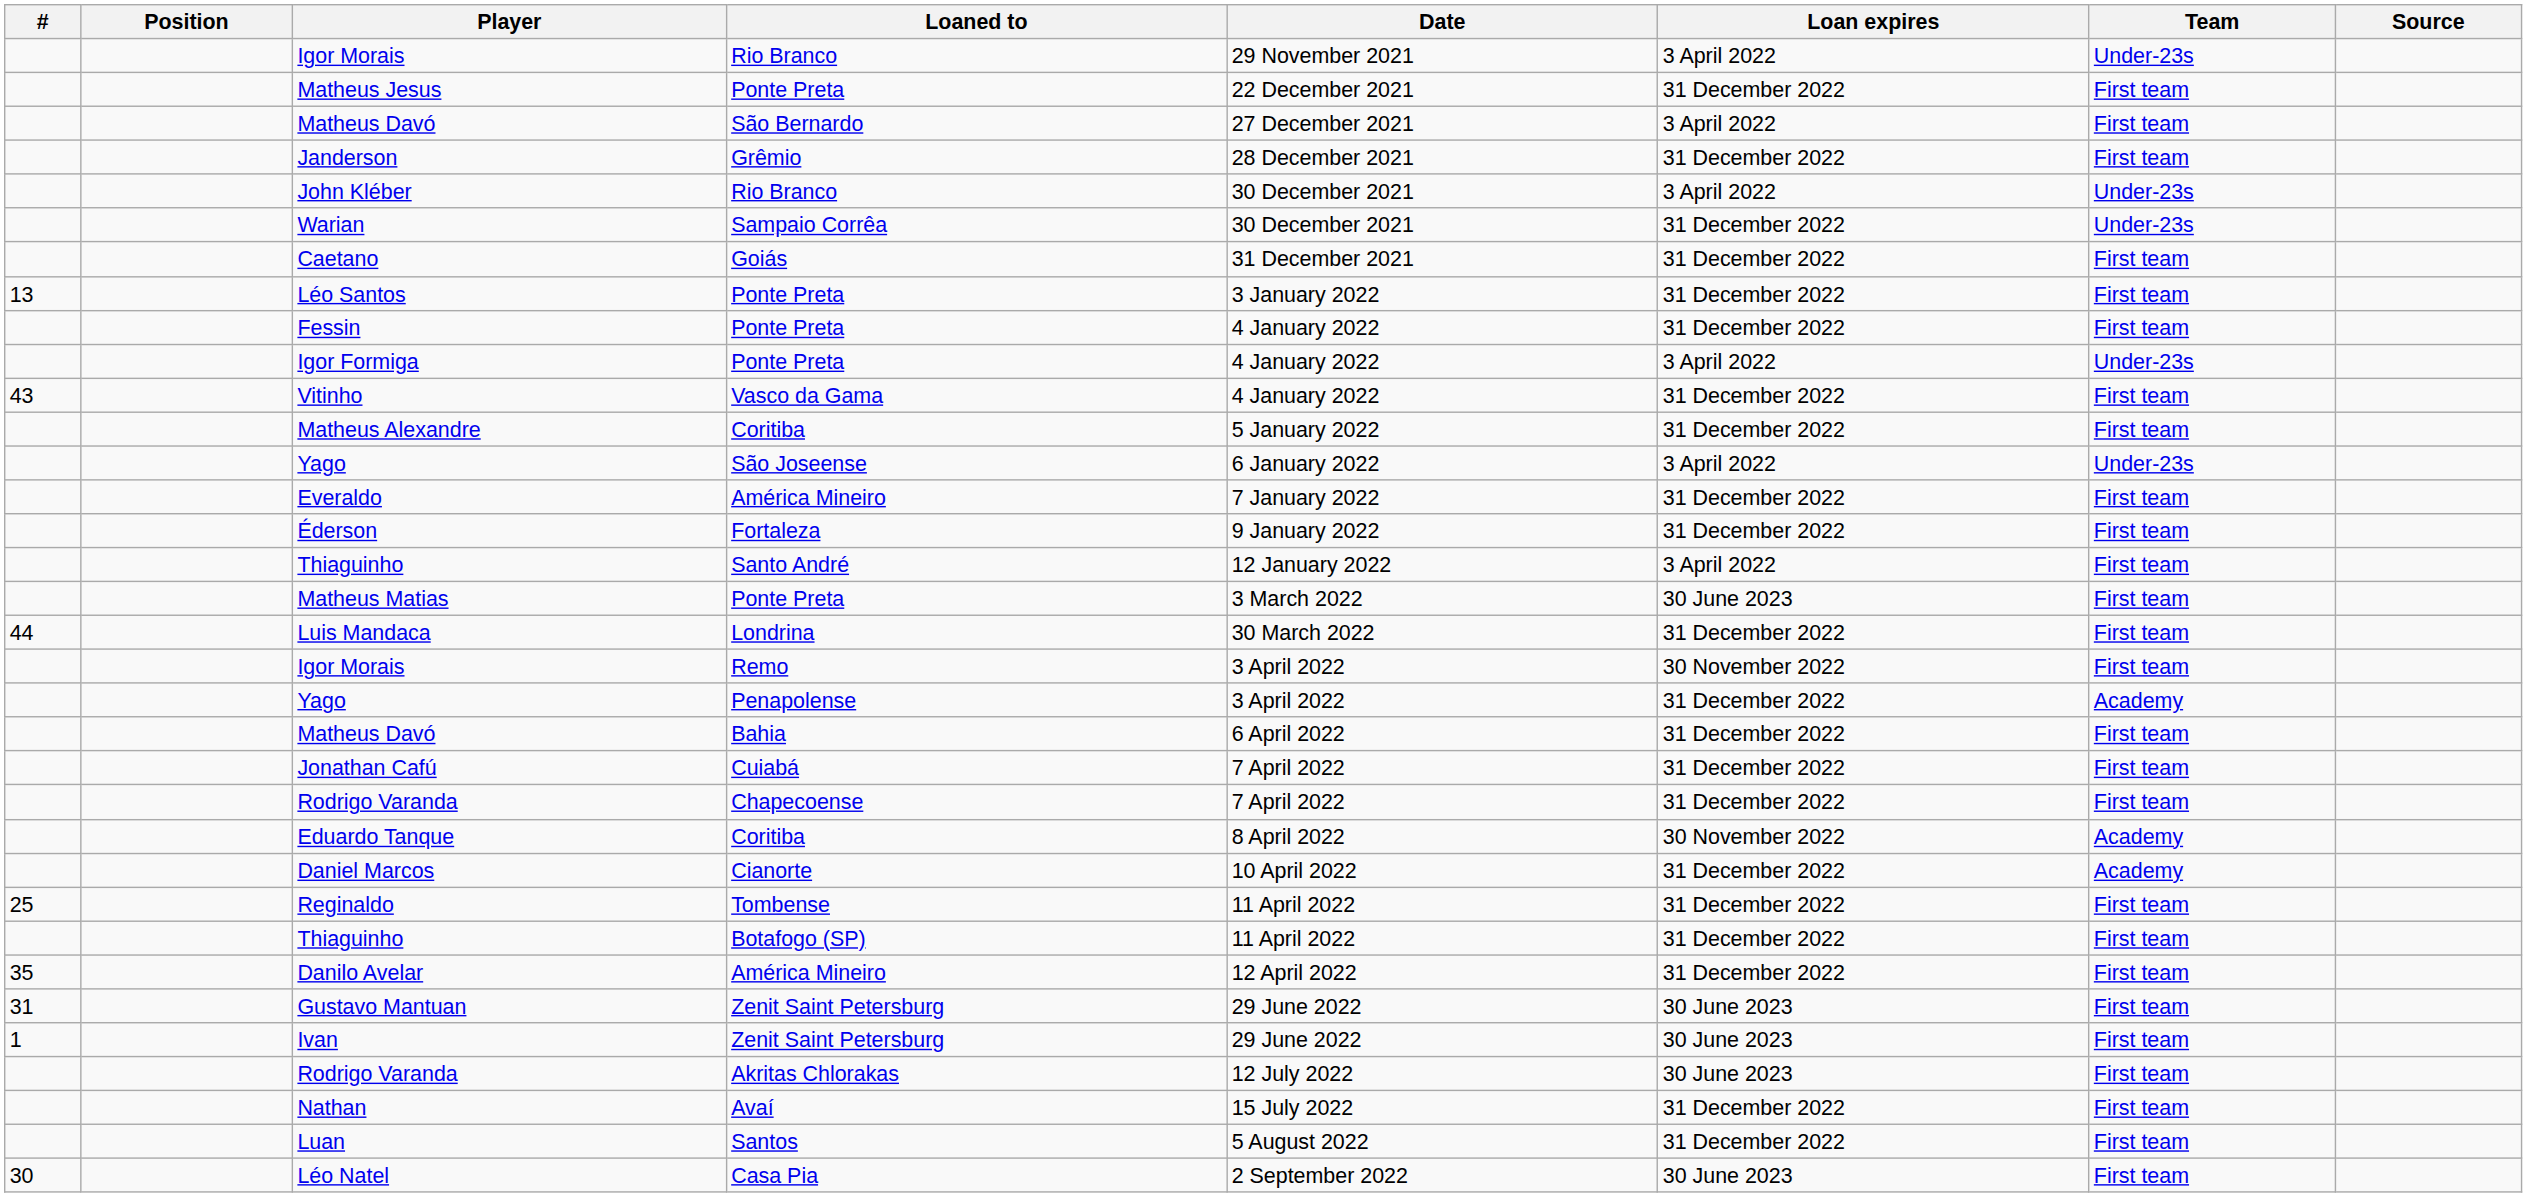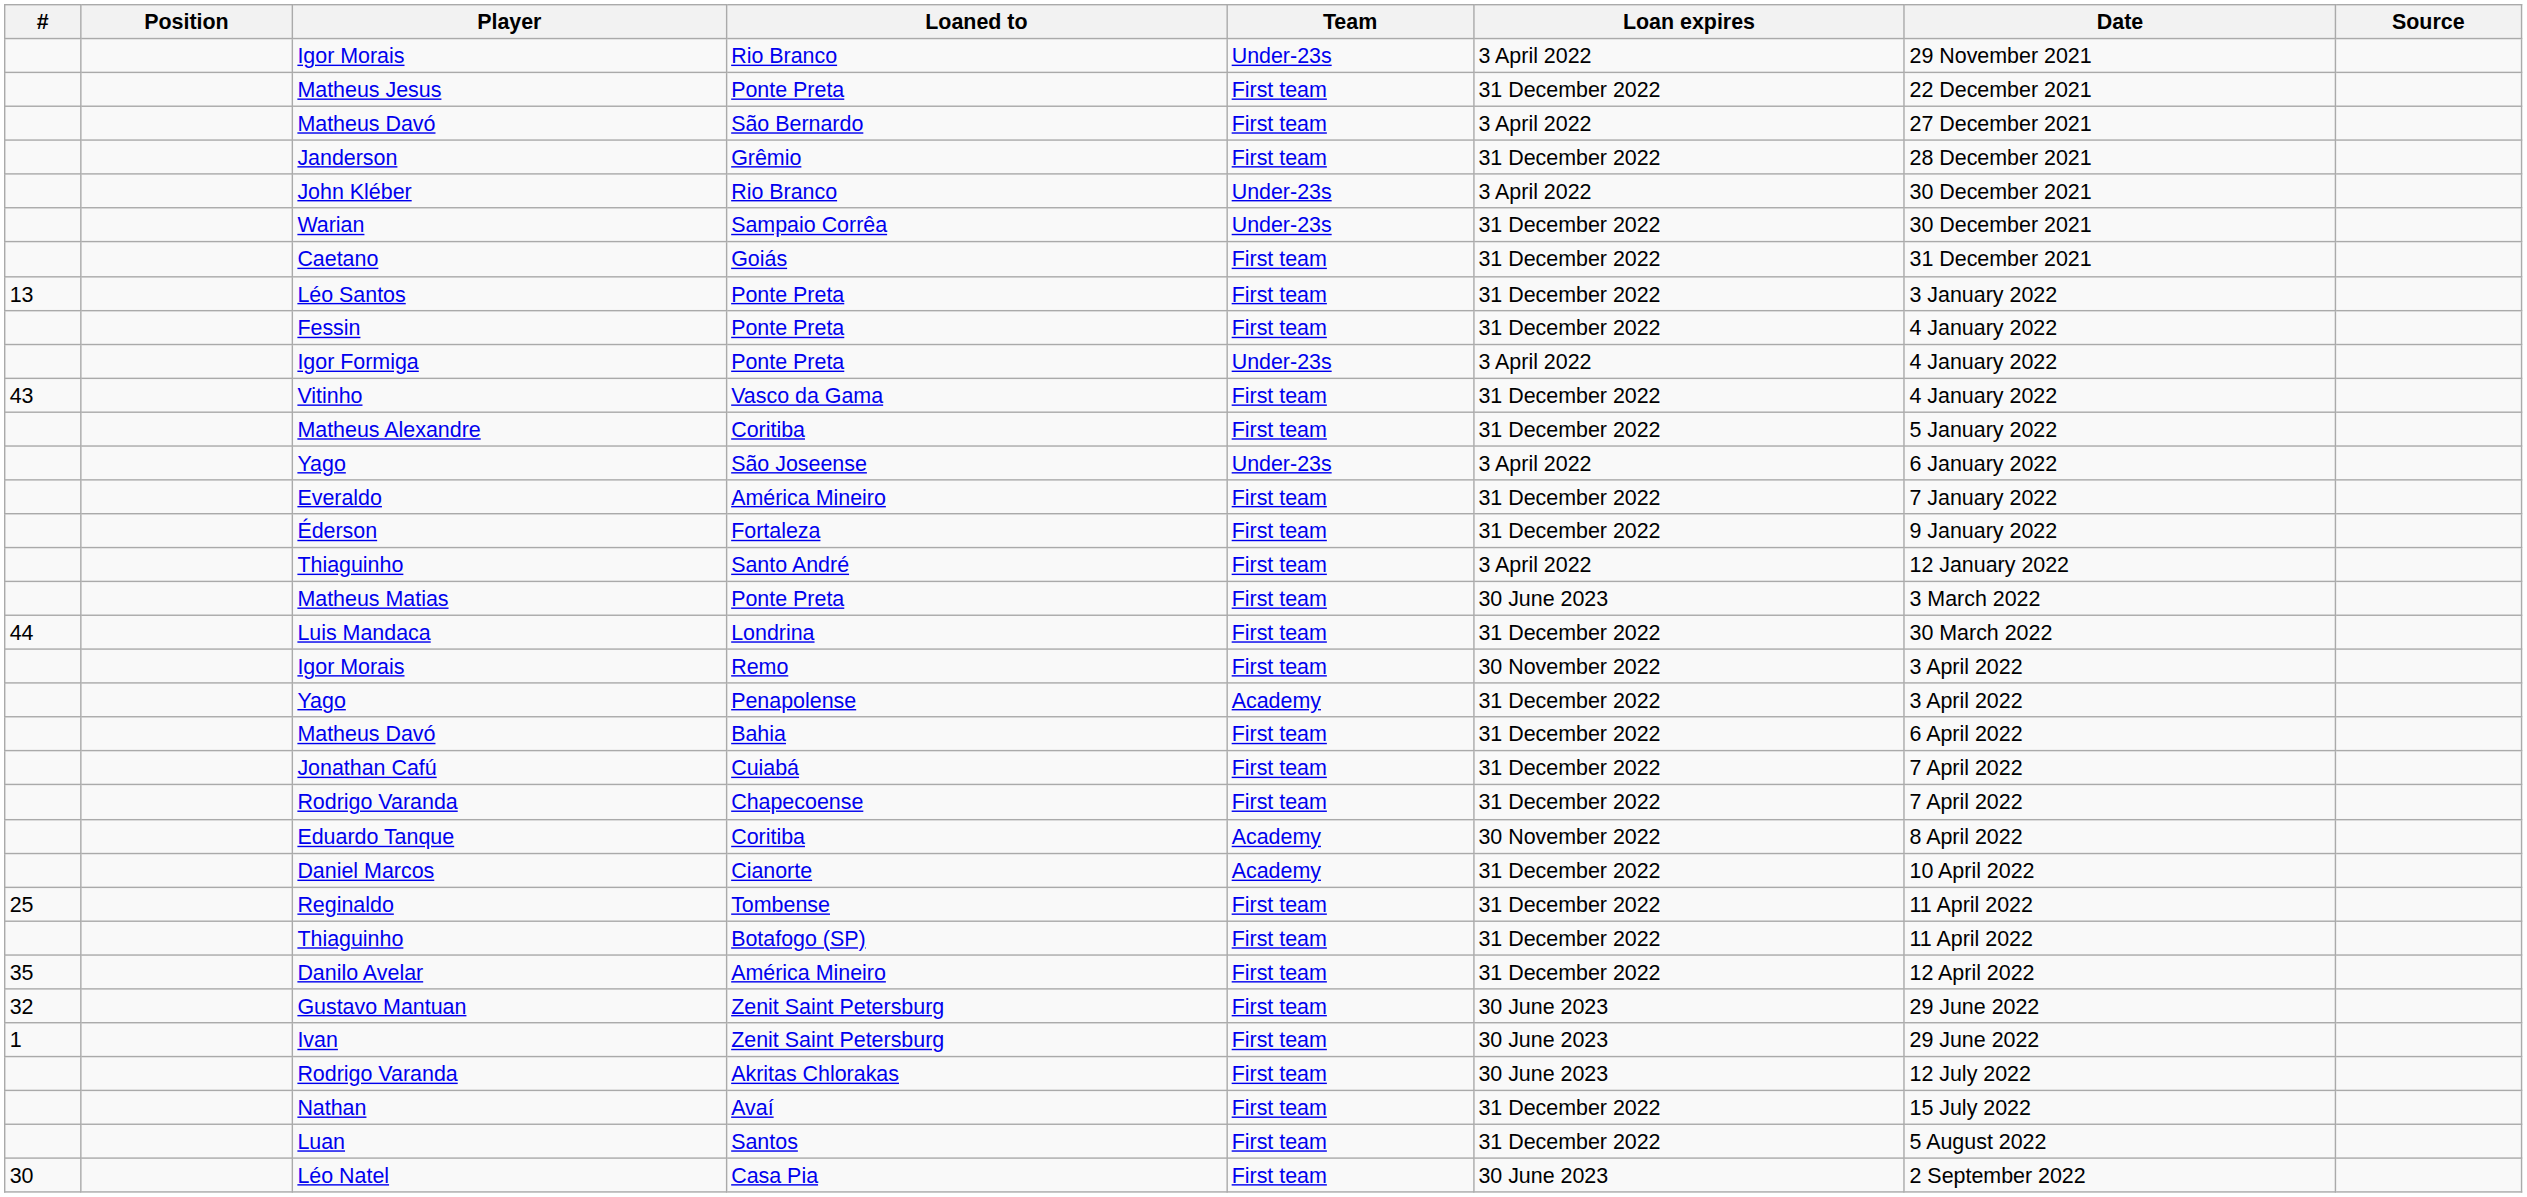columns swapped: (1442, 22) <-> (2212, 22)
(22, 1006) 31 -> (22, 1006) 32
